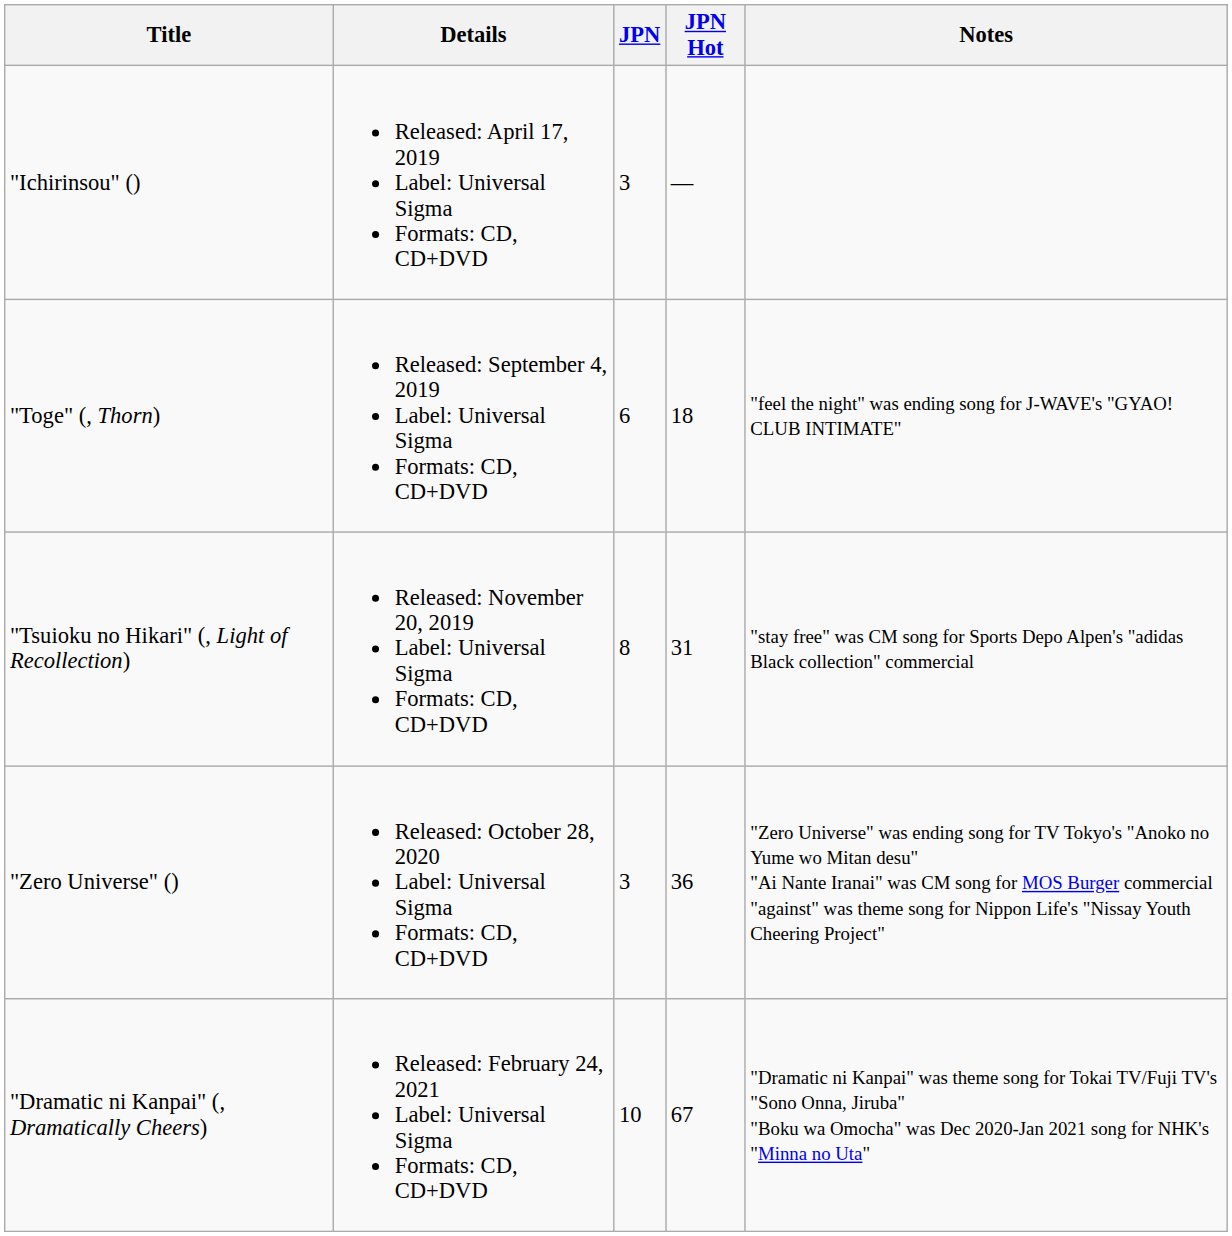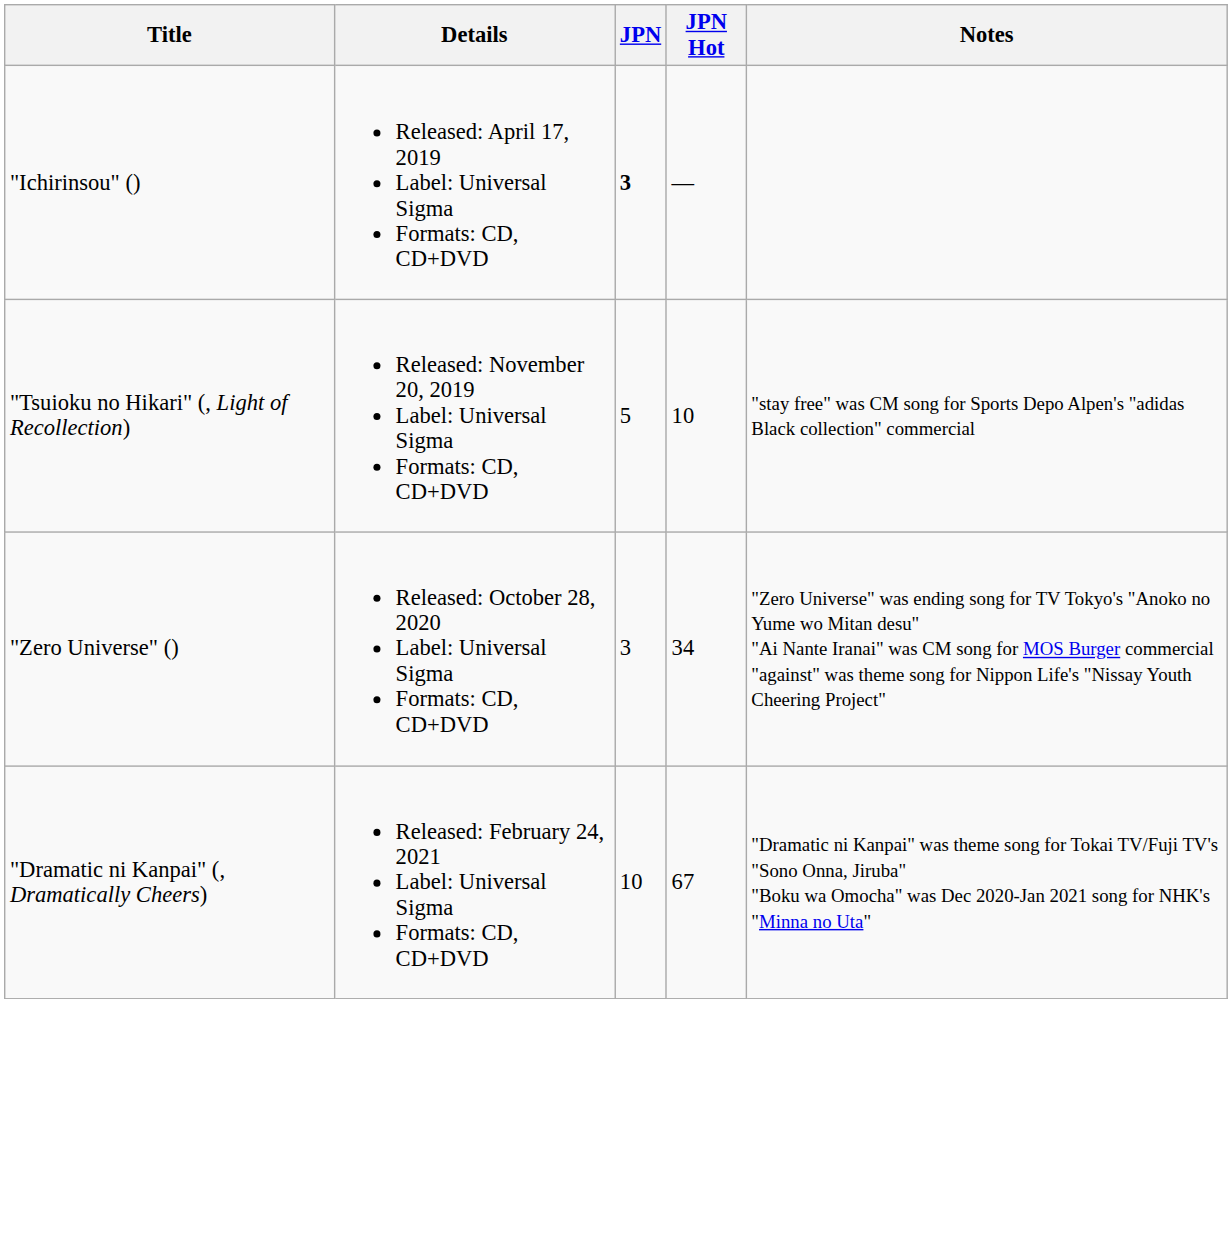(625, 182) normal -> (626, 182) bold
- row: (85, 415)
(625, 648) 8 -> (626, 415) 5
(682, 648) 31 -> (683, 415) 10
(682, 881) 36 -> (683, 648) 34
